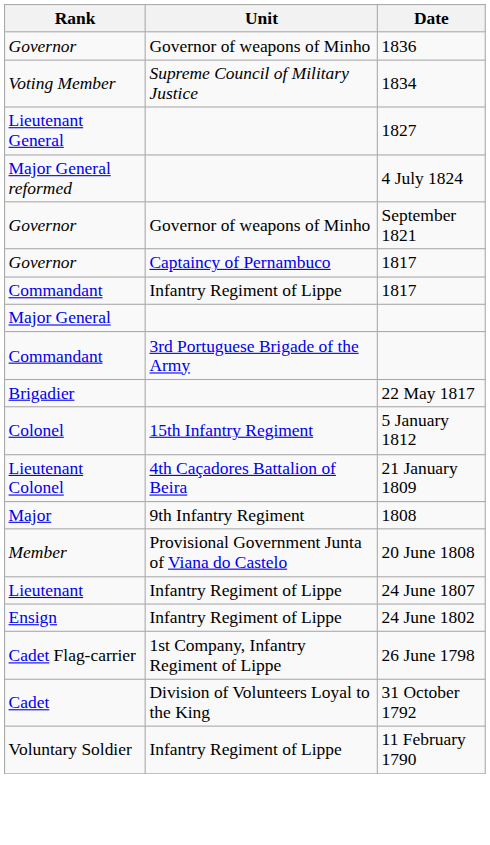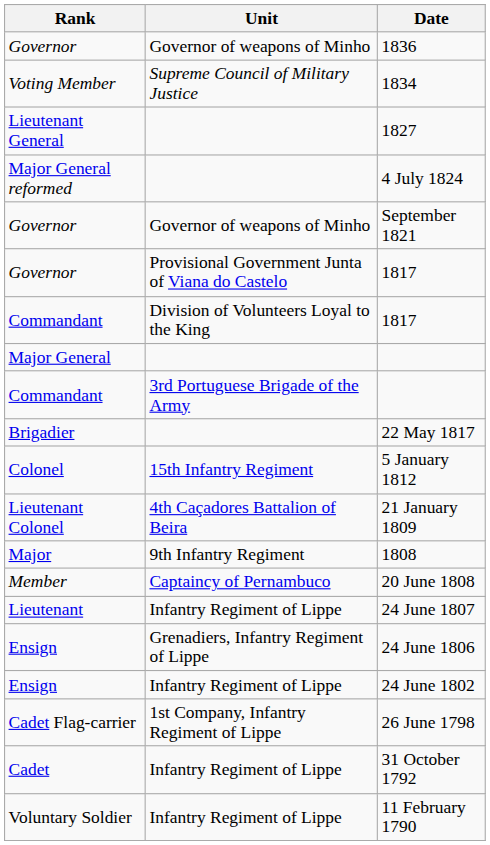(240, 262) Captaincy of Pernambuco -> (256, 272) Provisional Government Junta of Viana do Castelo
(246, 290) Infantry Regiment of Lippe -> (260, 319) Division of Volunteers Loyal to the King
(256, 552) Provisional Government Junta of Viana do Castelo -> (240, 582) Captaincy of Pernambuco
+ row: (33, 647)
(260, 702) Division of Volunteers Loyal to the King -> (246, 769) Infantry Regiment of Lippe
